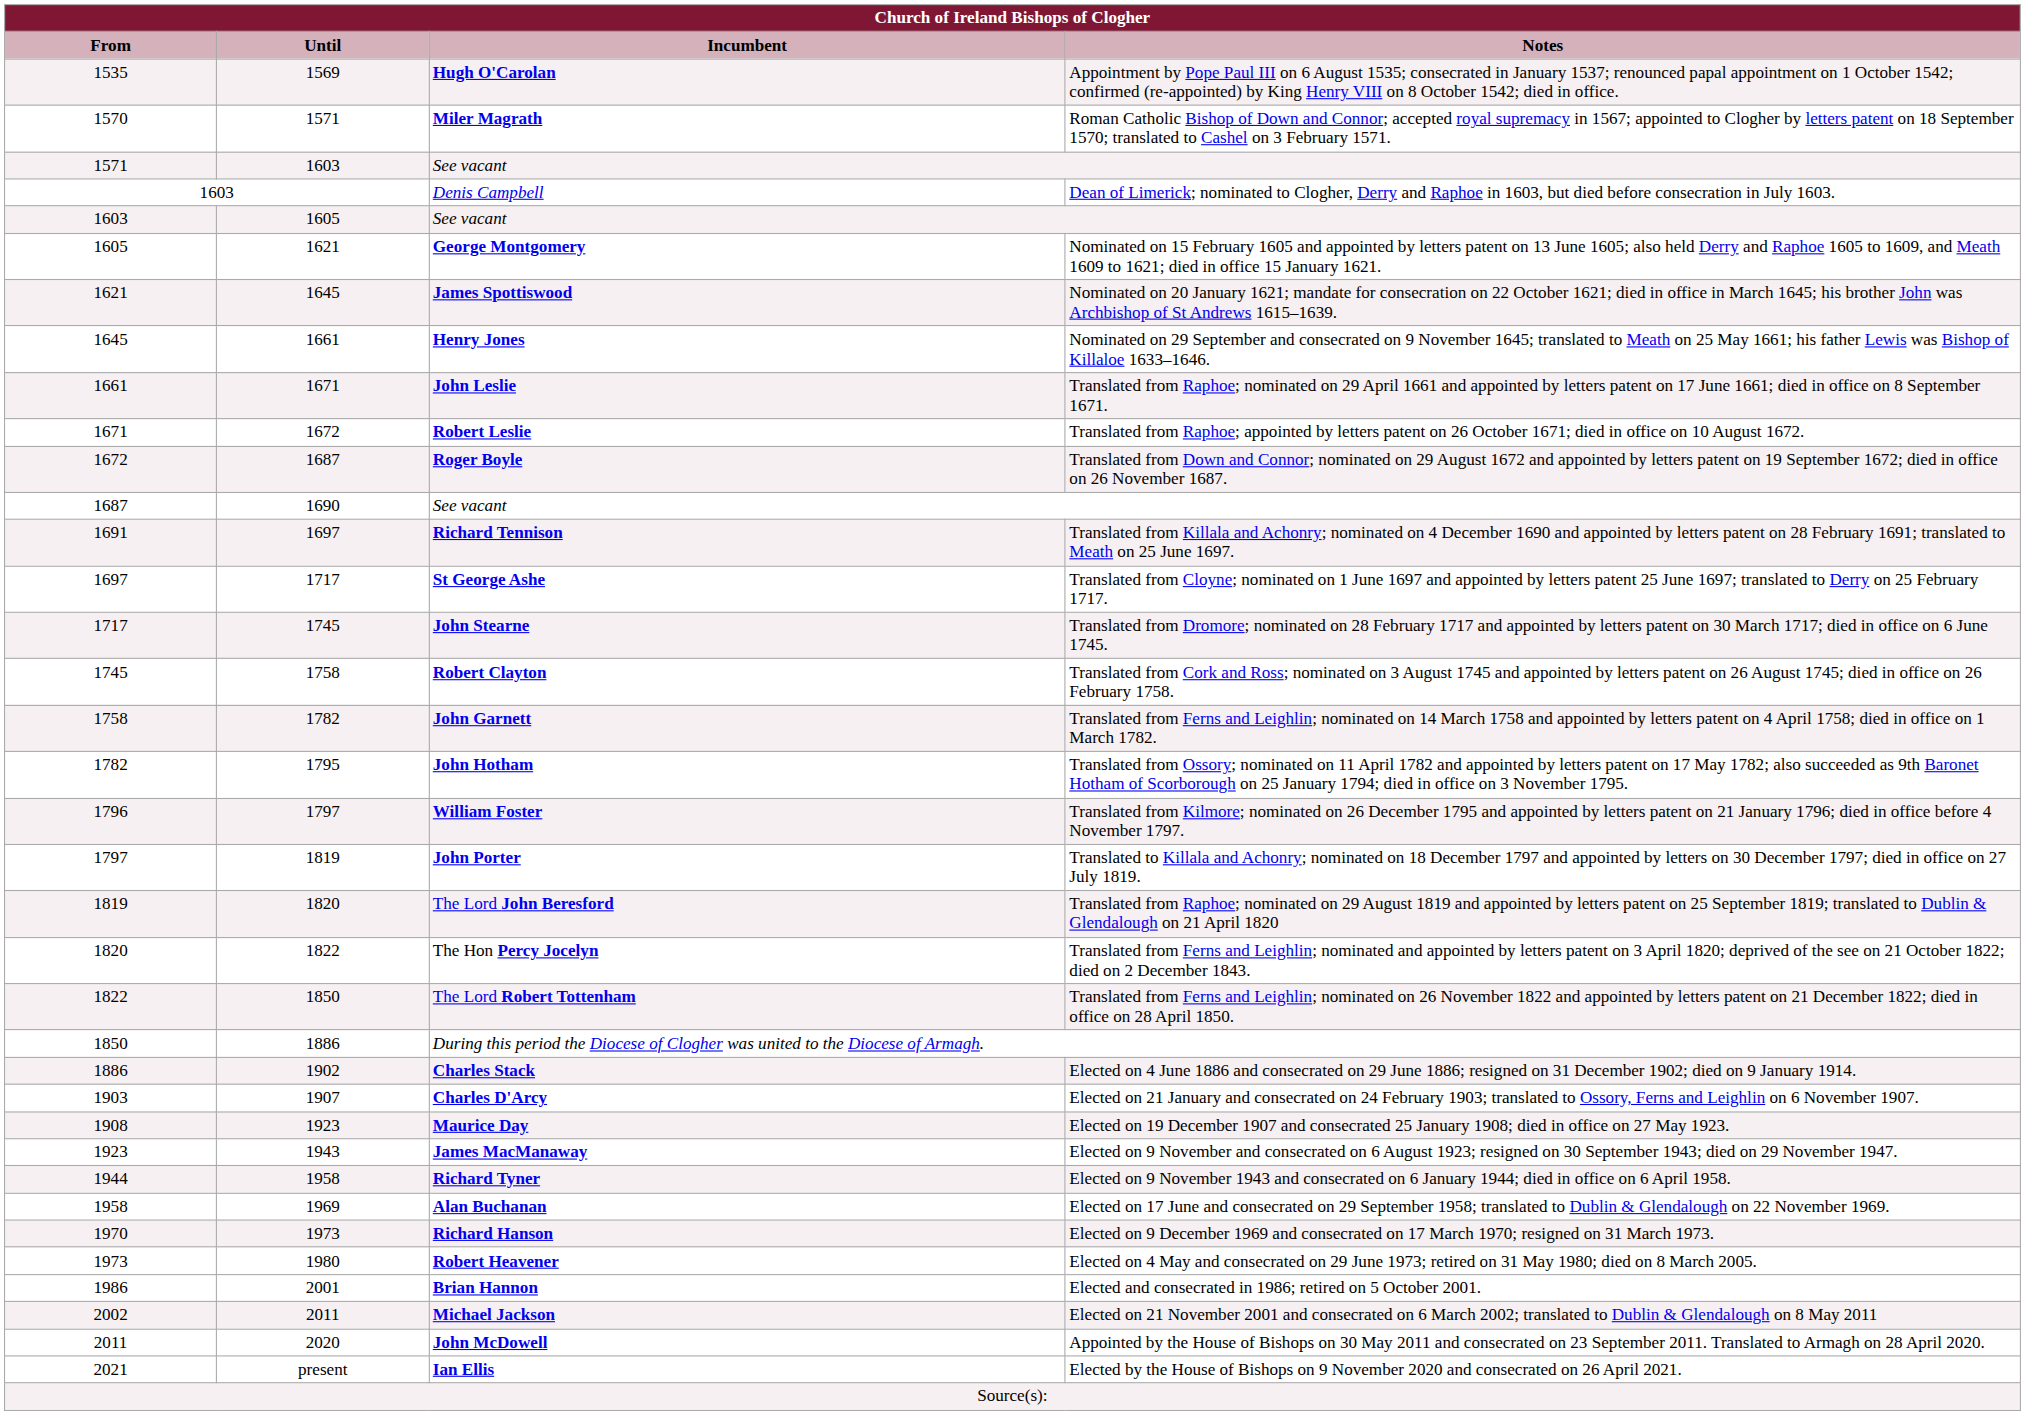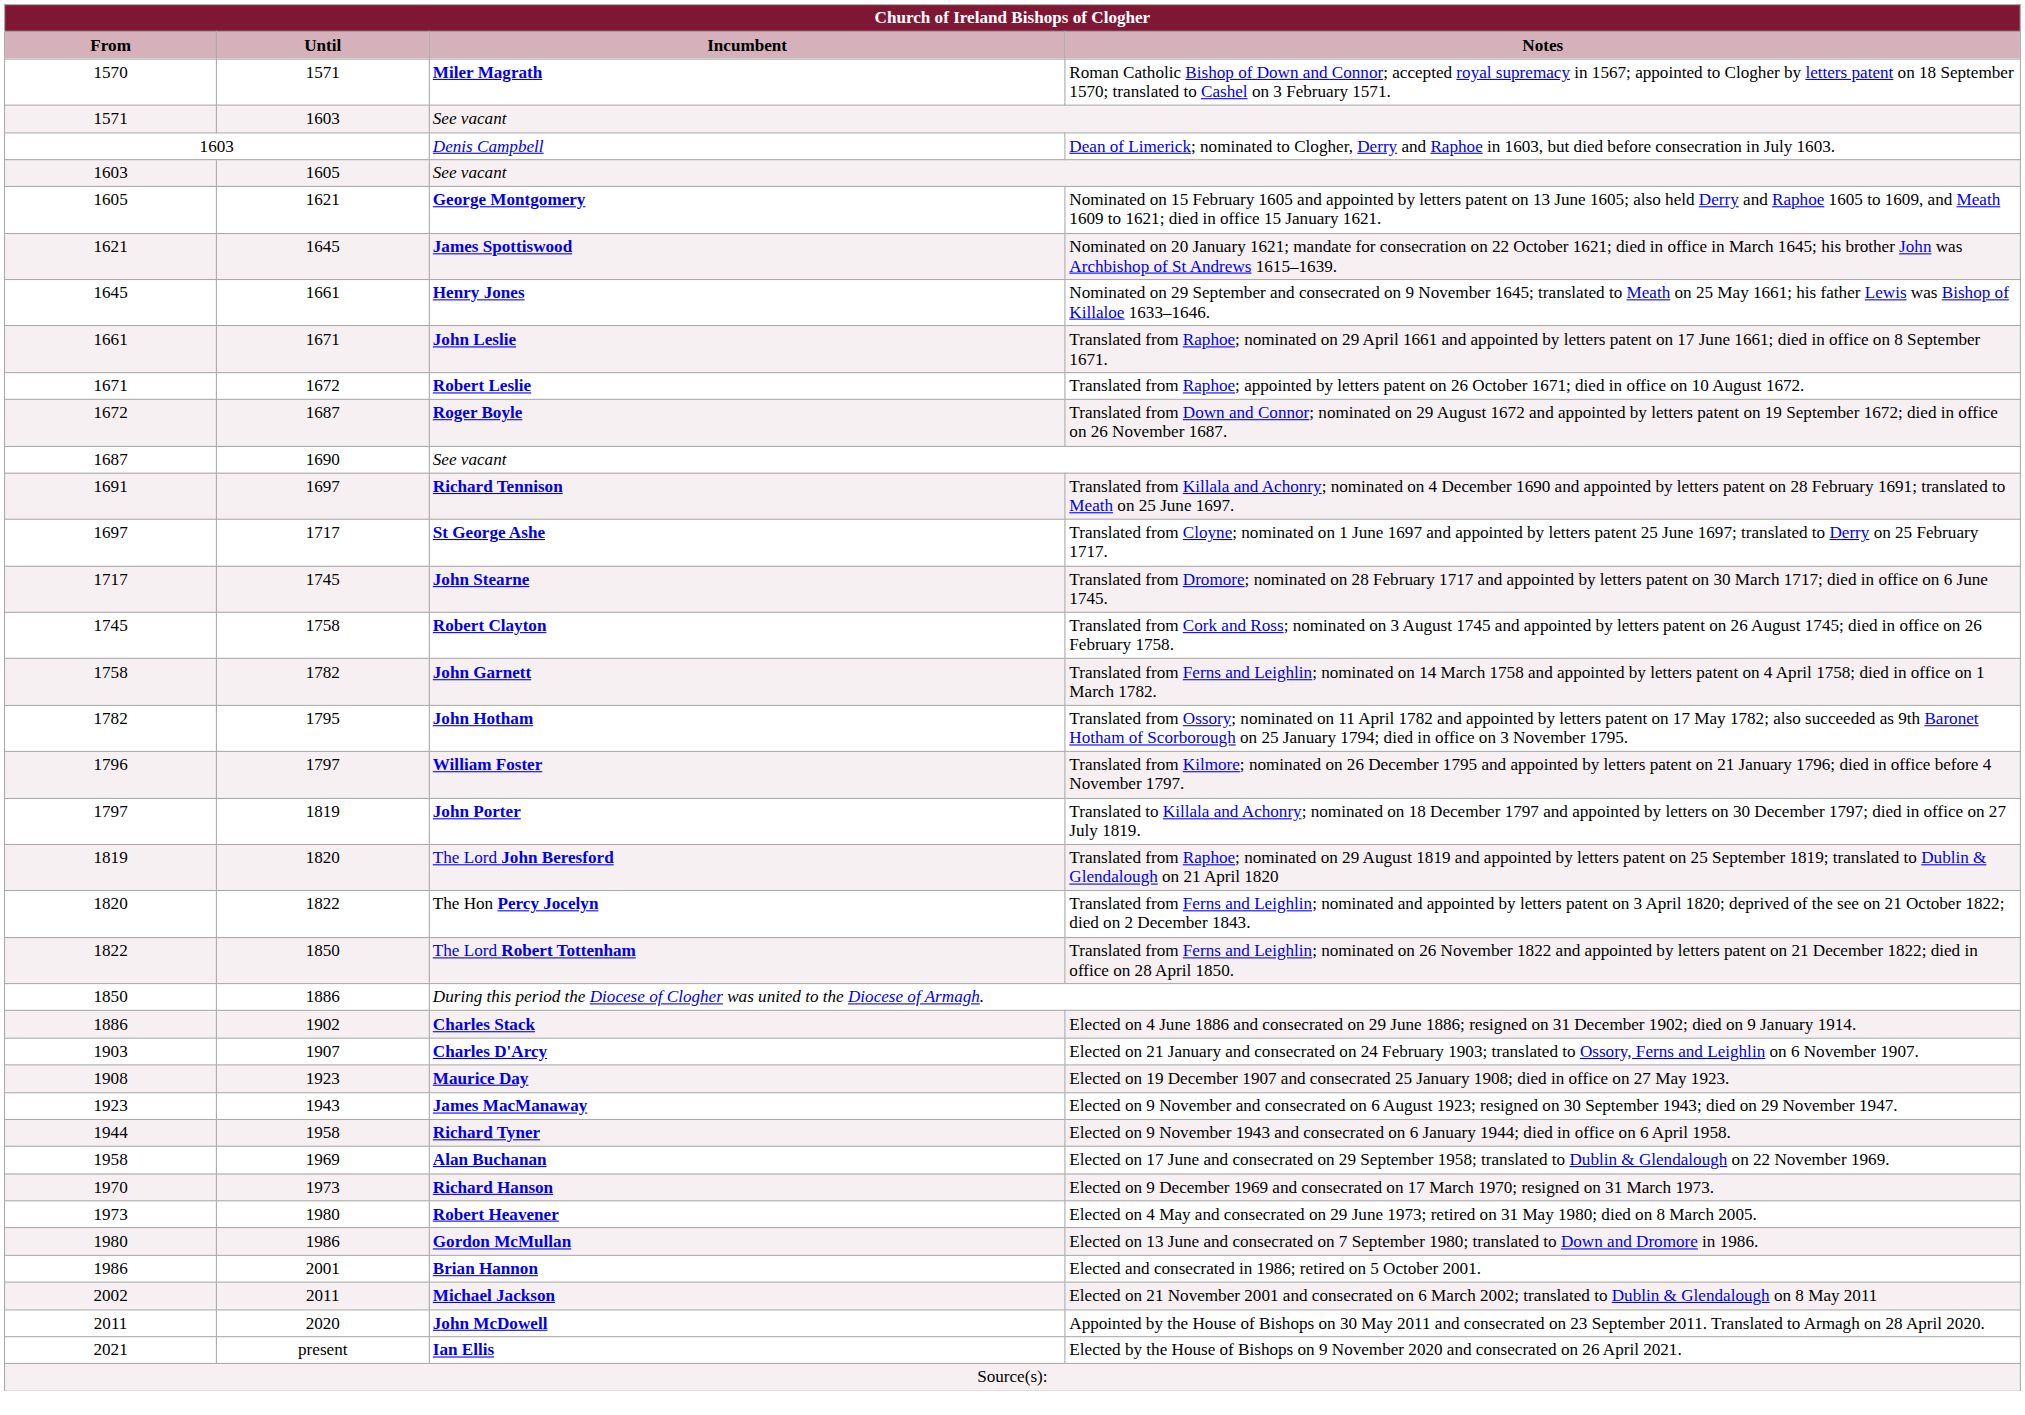- row: (111, 72)
+ row: (111, 1241)
